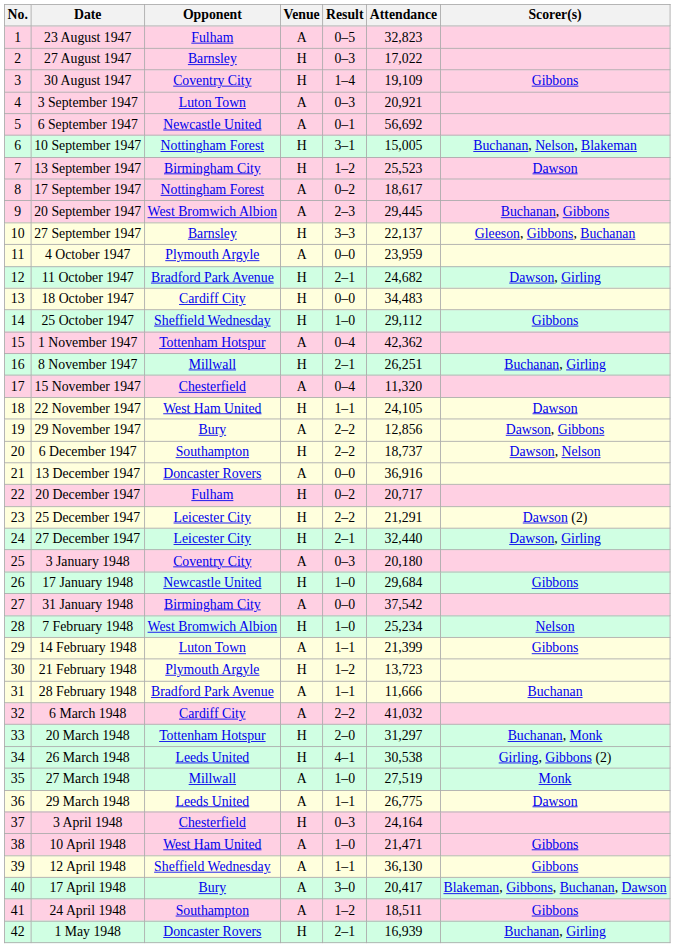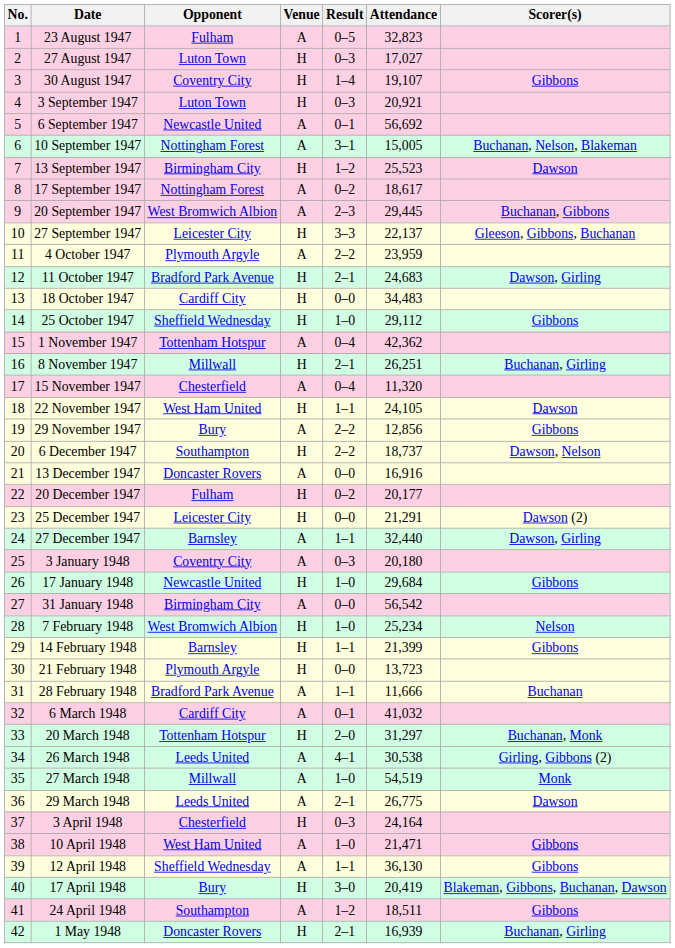(212, 59) Barnsley -> (212, 59) Luton Town
(403, 59) 17,022 -> (403, 59) 17,027
(403, 80) 19,109 -> (403, 80) 19,107
(302, 102) A -> (302, 102) H
(302, 146) H -> (302, 146) A
(212, 233) Barnsley -> (212, 233) Leicester City
(345, 255) 0–0 -> (345, 255) 2–2
(403, 277) 24,682 -> (403, 277) 24,683
(555, 430) Dawson, Gibbons -> (555, 430) Gibbons
(403, 473) 36,916 -> (403, 473) 16,916
(403, 495) 20,717 -> (403, 495) 20,177
(345, 517) 2–2 -> (345, 517) 0–0
(212, 539) Leicester City -> (212, 539) Barnsley
(302, 539) H -> (302, 539) A
(345, 539) 2–1 -> (345, 539) 1–1
(403, 604) 37,542 -> (403, 604) 56,542
(212, 648) Luton Town -> (212, 648) Barnsley
(302, 648) A -> (302, 648) H
(345, 670) 1–2 -> (345, 670) 0–0
(345, 713) 2–2 -> (345, 713) 0–1
(302, 757) H -> (302, 757) A
(403, 779) 27,519 -> (403, 779) 54,519
(345, 801) 1–1 -> (345, 801) 2–1
(302, 888) A -> (302, 888) H
(403, 888) 20,417 -> (403, 888) 20,419
